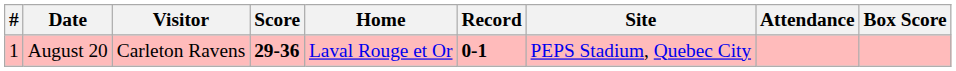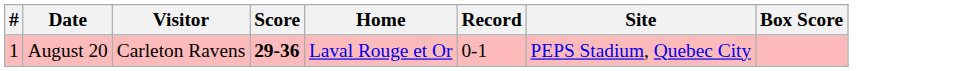- column: (807, 19)
(474, 50) bold -> (474, 50) normal
